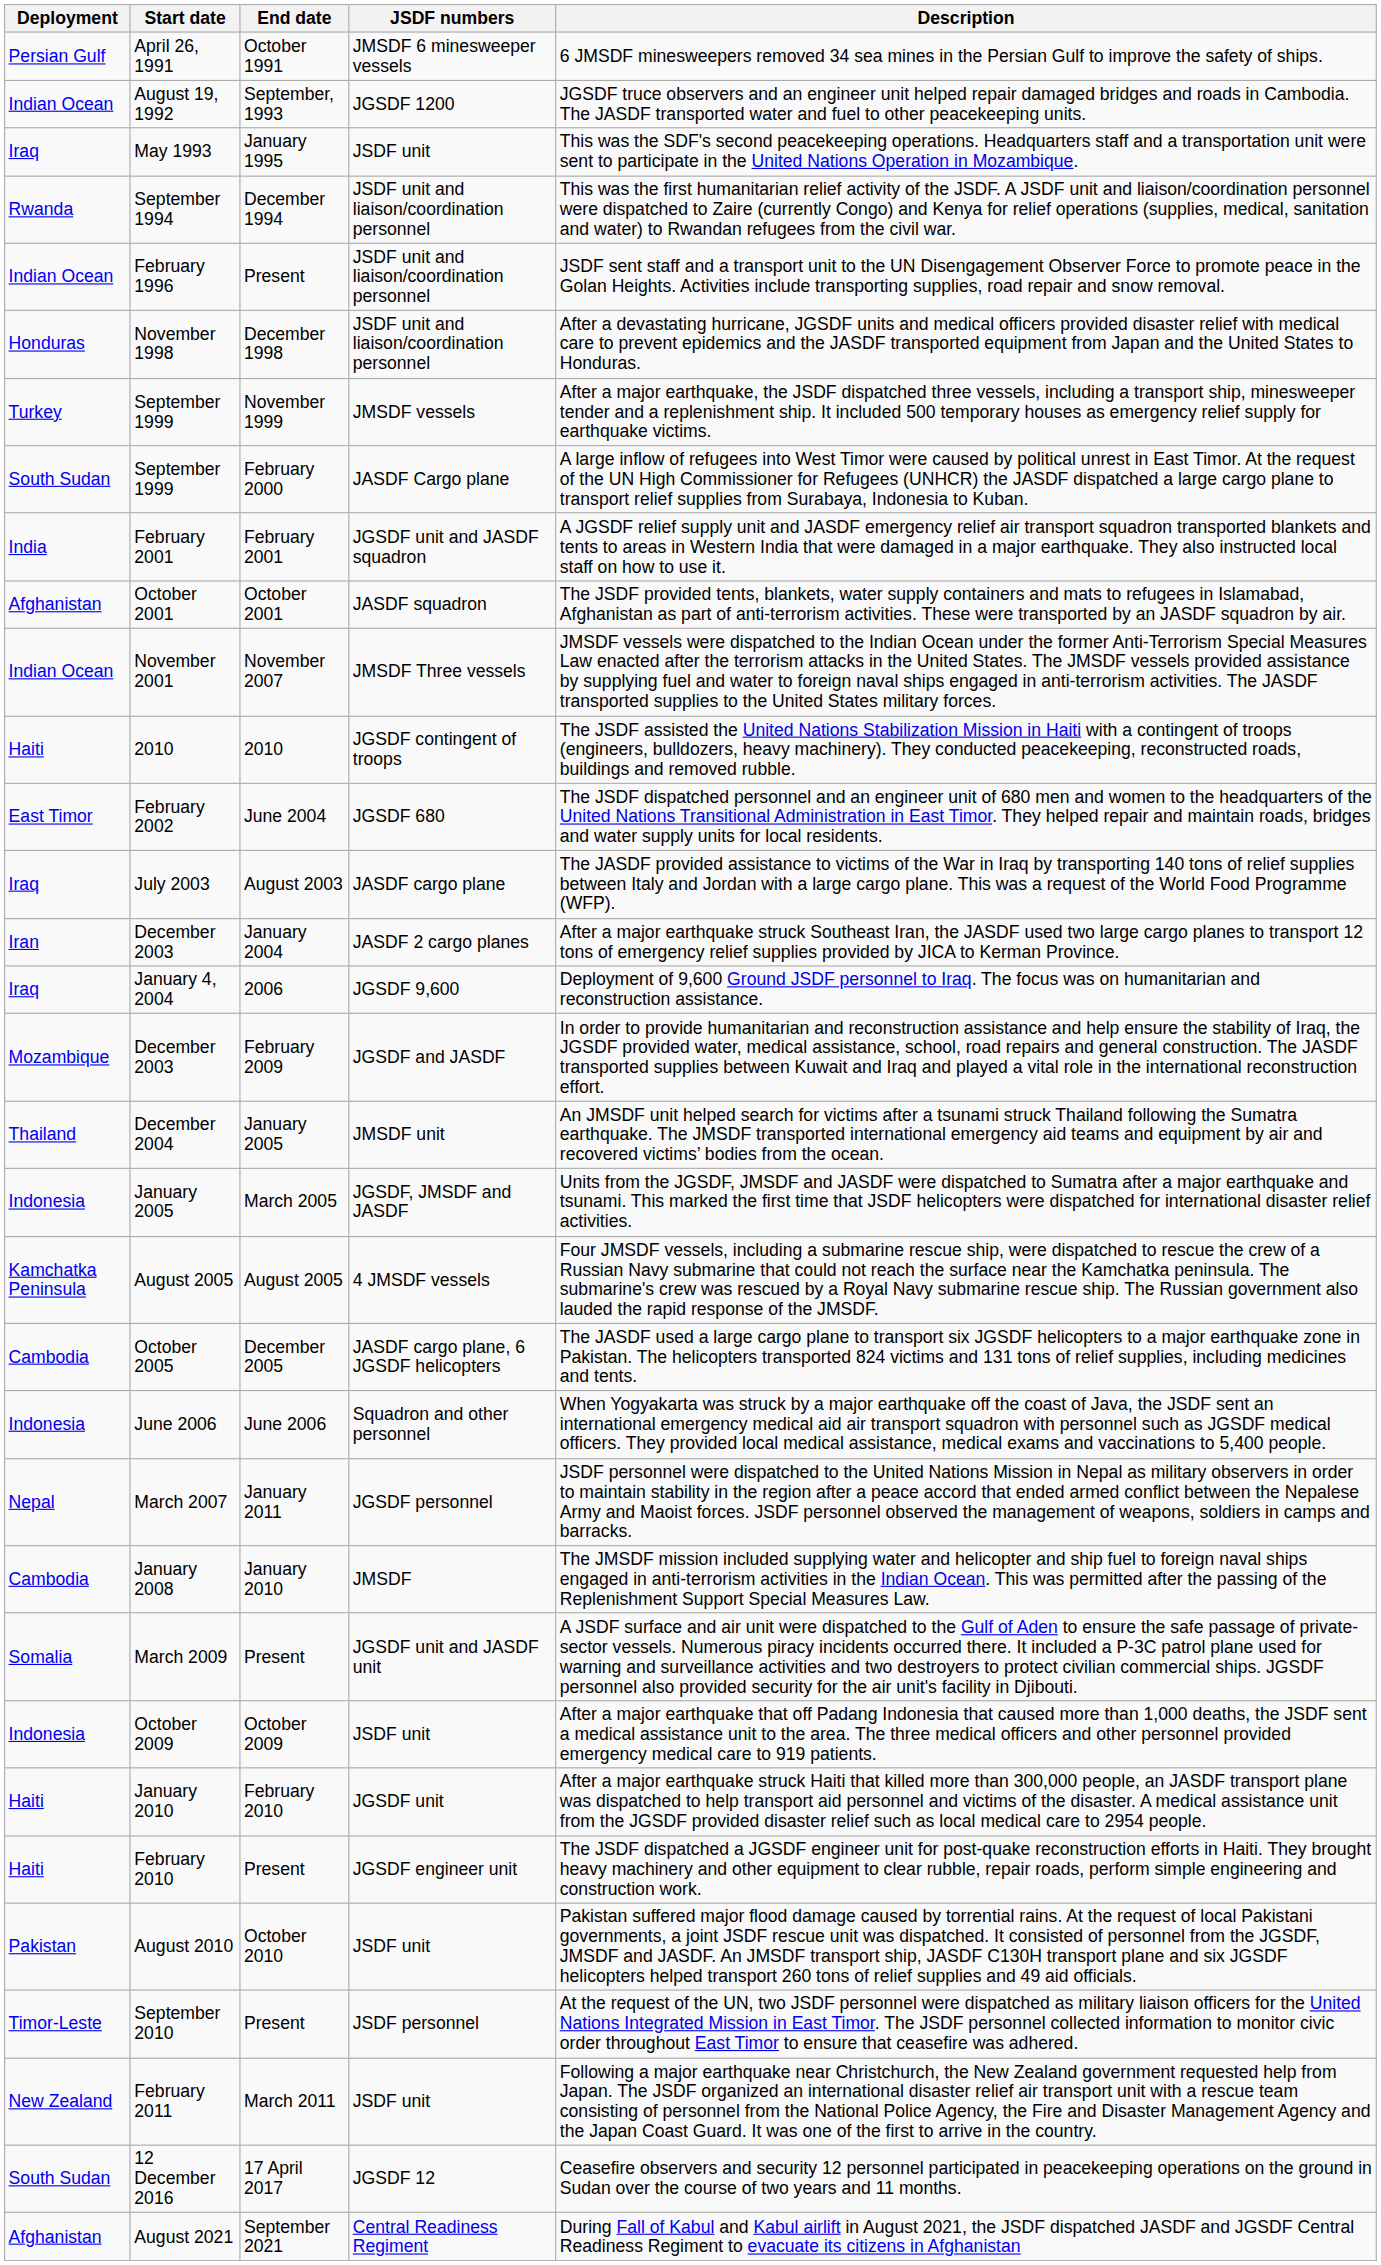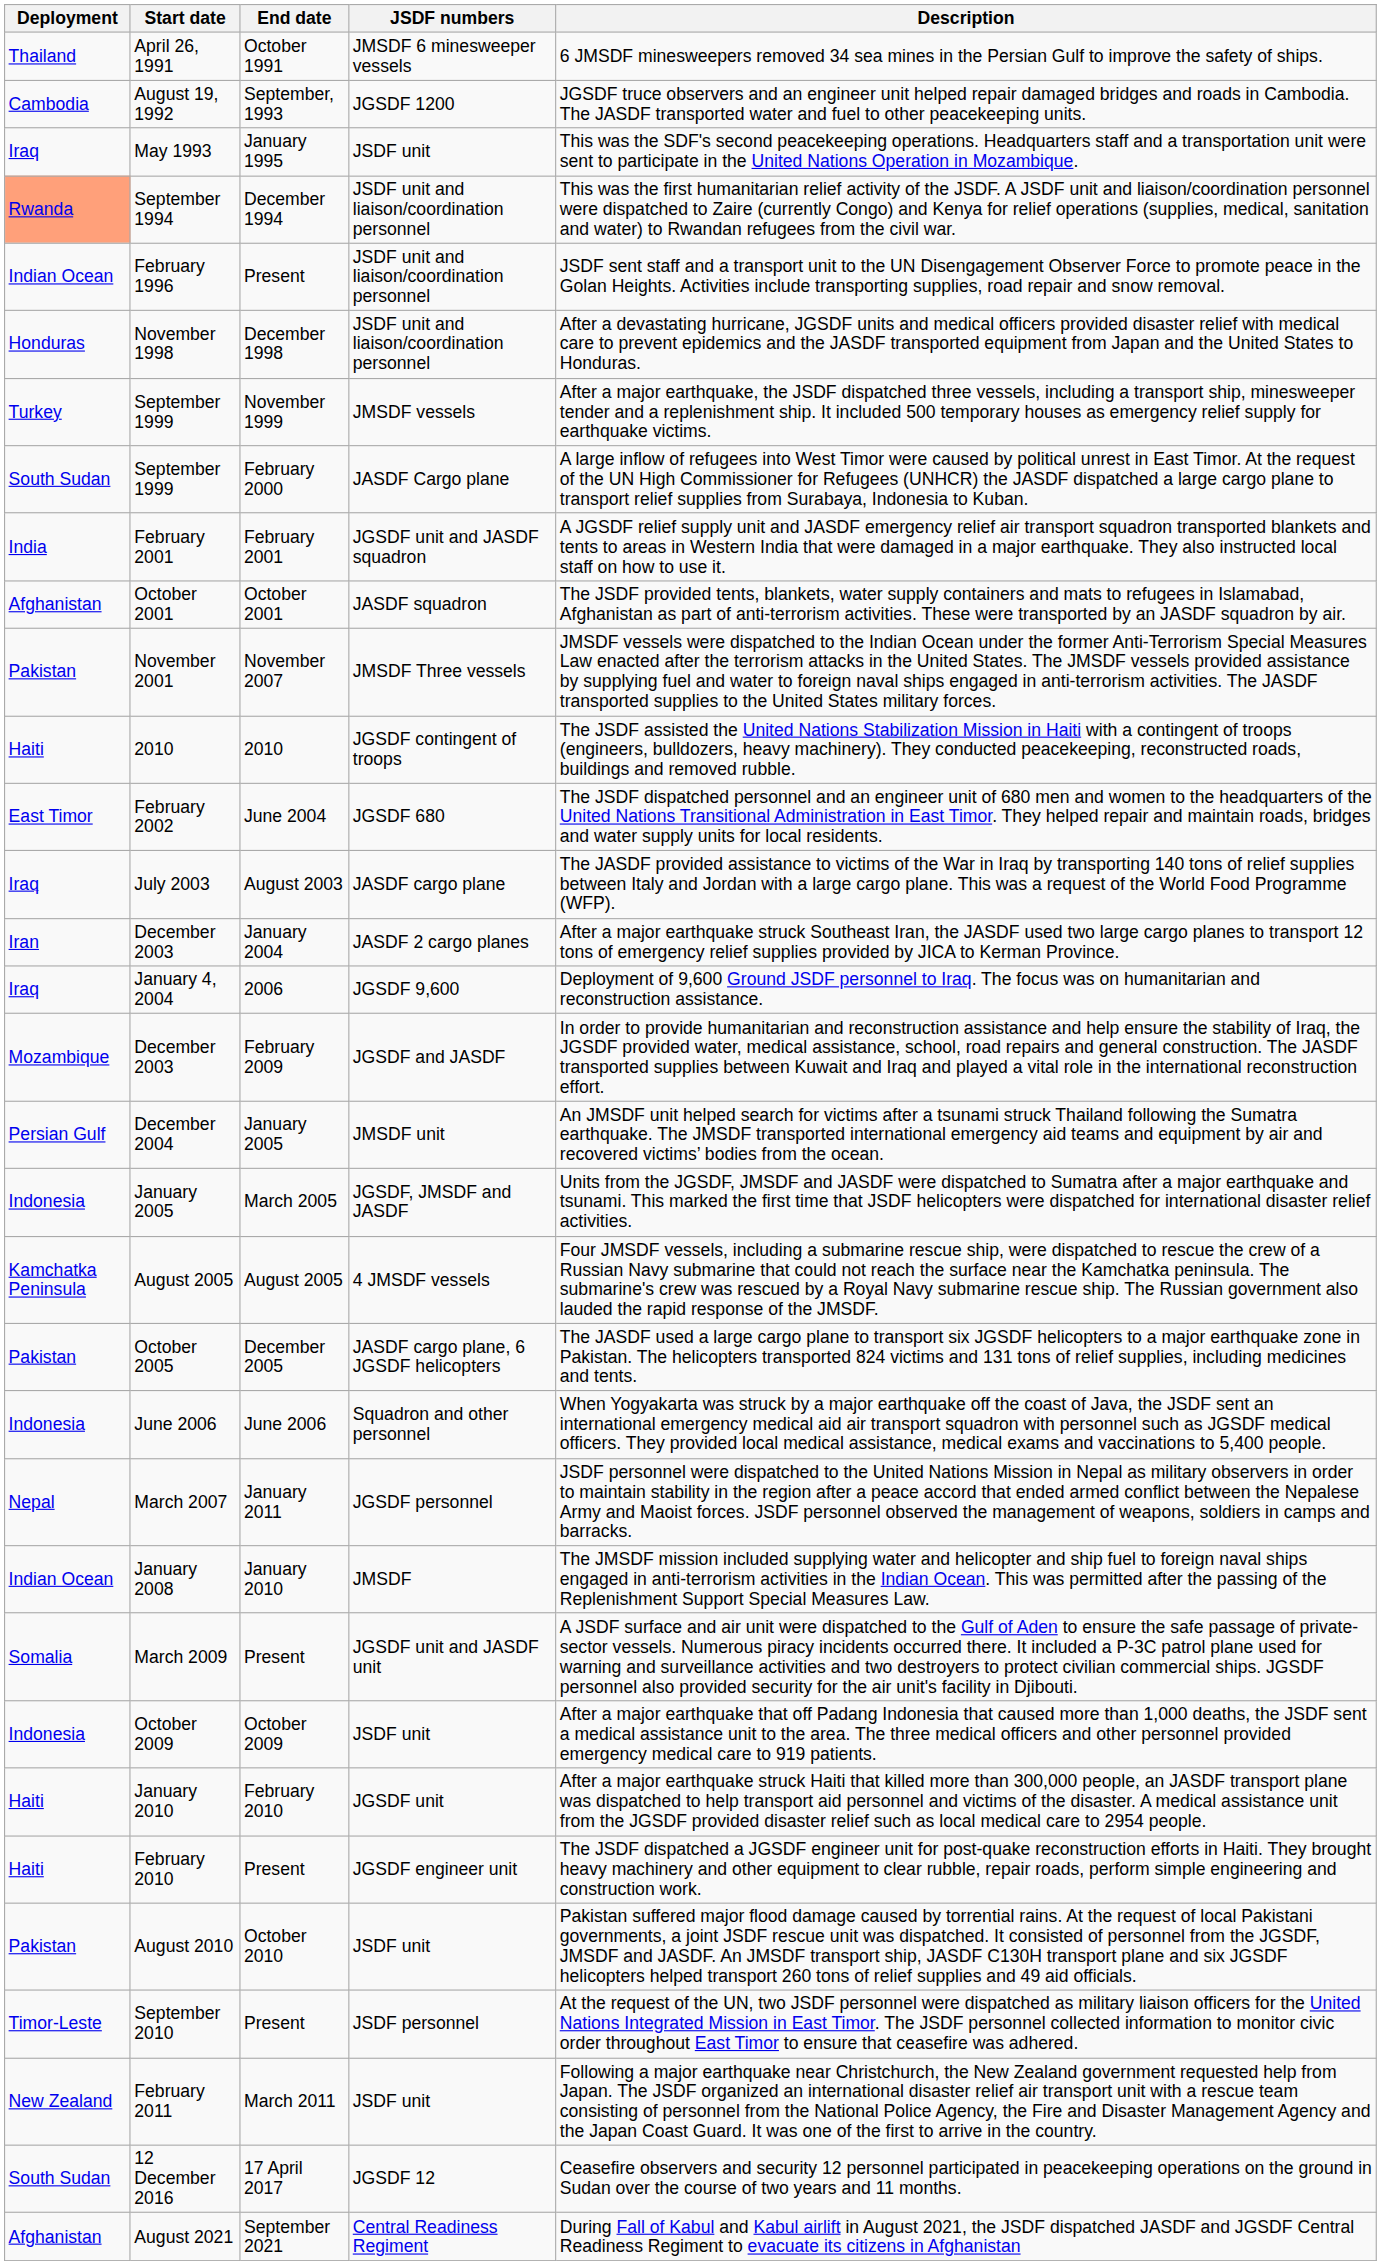(57, 56) Persian Gulf -> (42, 56) Thailand
(61, 103) Indian Ocean -> (49, 103) Cambodia
(41, 209) no background -> (41, 209) lightsalmon background
(61, 671) Indian Ocean -> (42, 671) Pakistan
(42, 1134) Thailand -> (57, 1134) Persian Gulf
(49, 1357) Cambodia -> (42, 1357) Pakistan
(49, 1579) Cambodia -> (61, 1579) Indian Ocean
